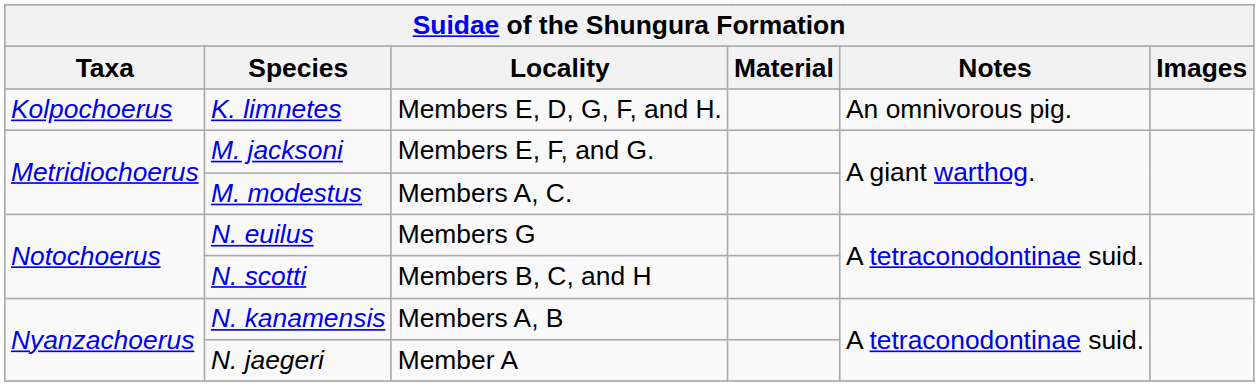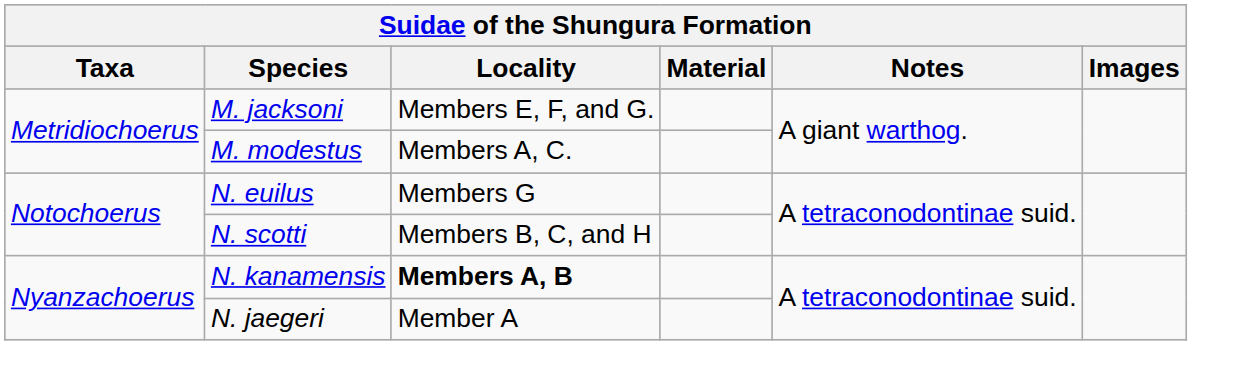- row: (276, 109)
(481, 318) normal -> (485, 276) bold
